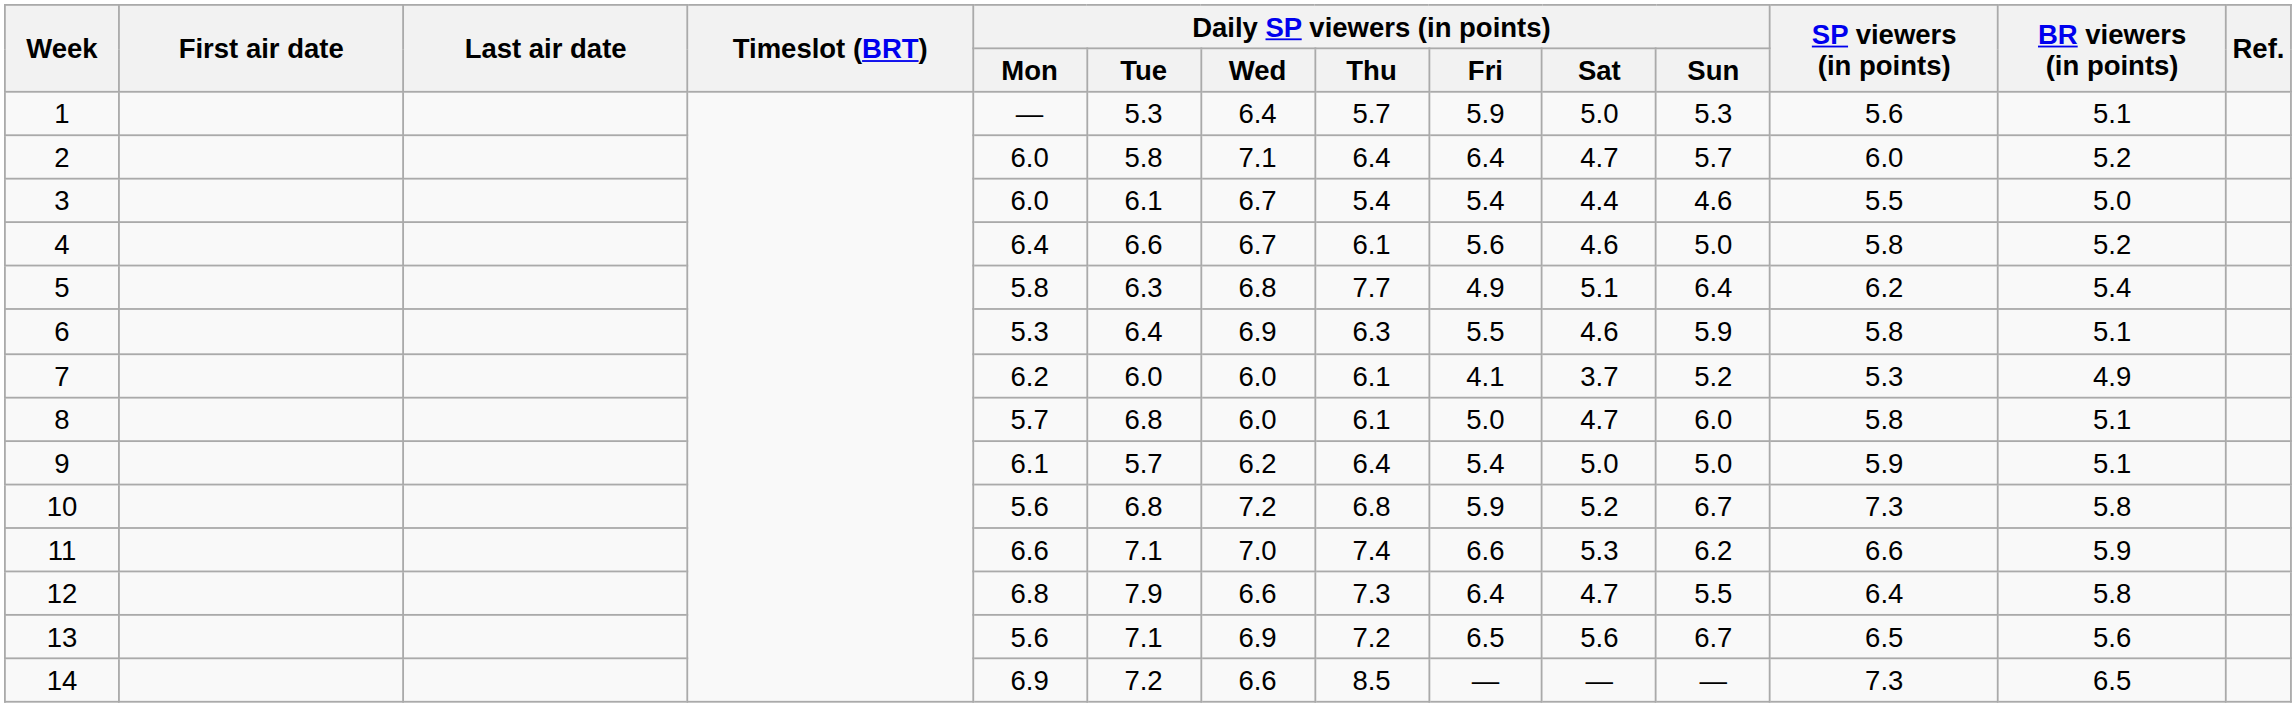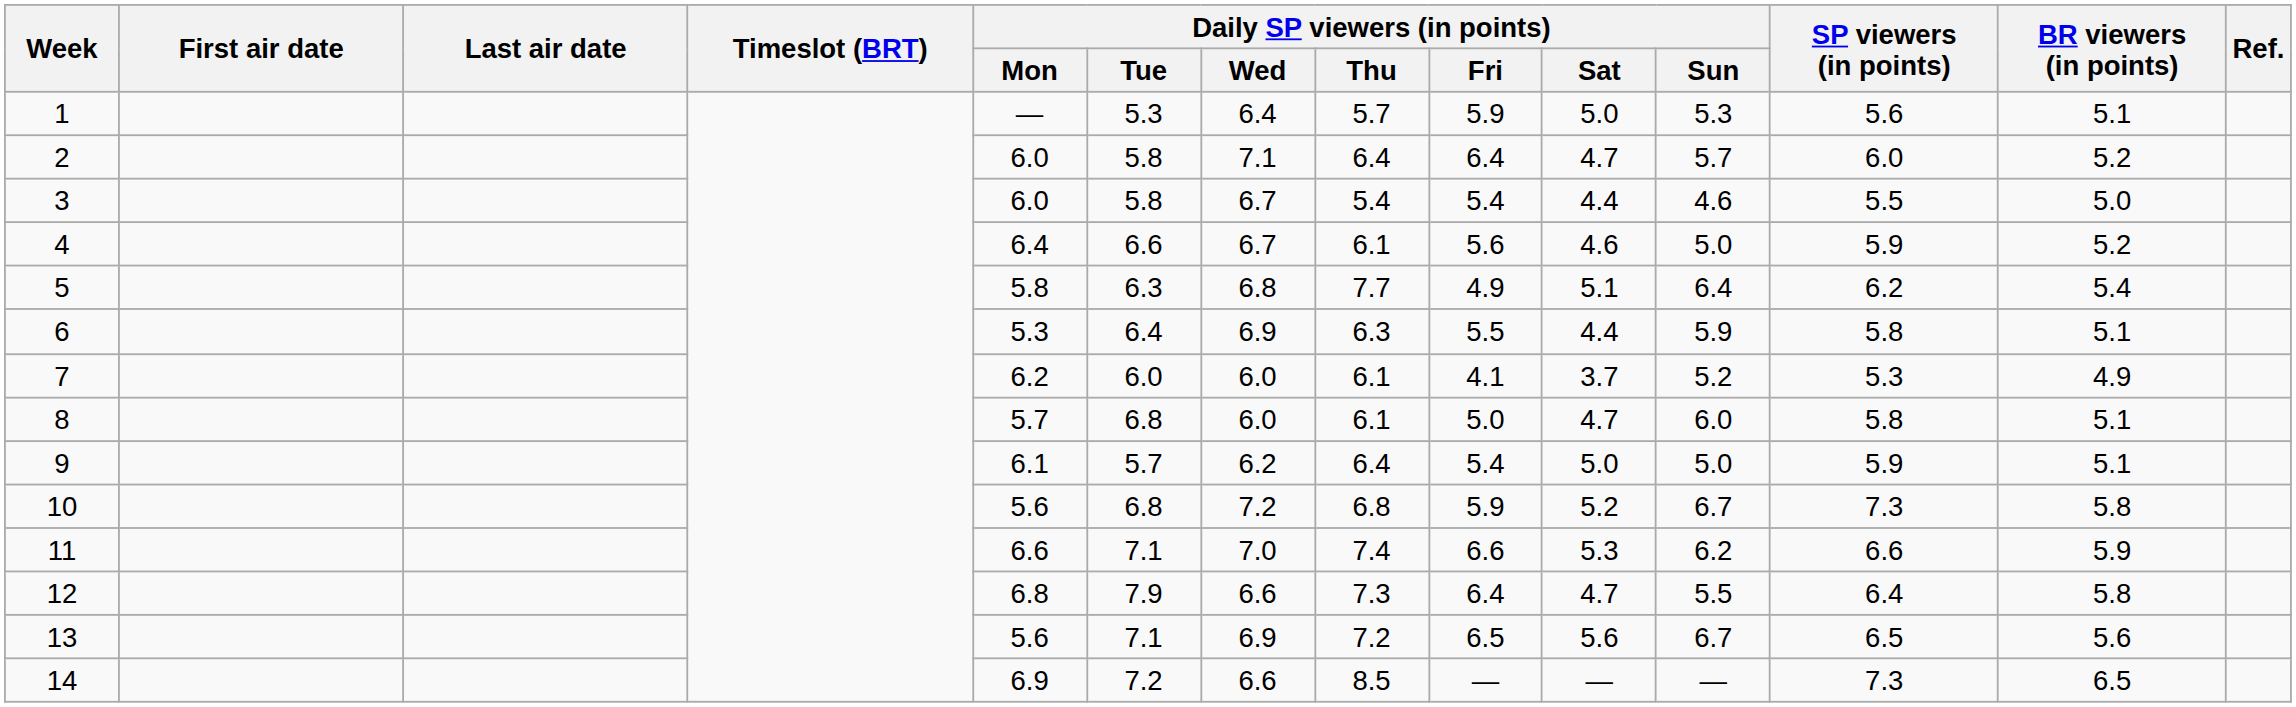(1144, 201) 6.1 -> (1144, 201) 5.8
(1884, 245) 5.8 -> (1884, 245) 5.9
(1599, 332) 4.6 -> (1599, 332) 4.4
